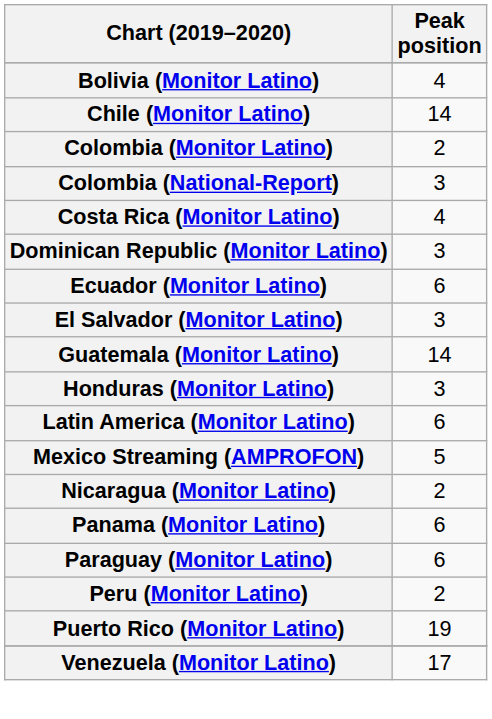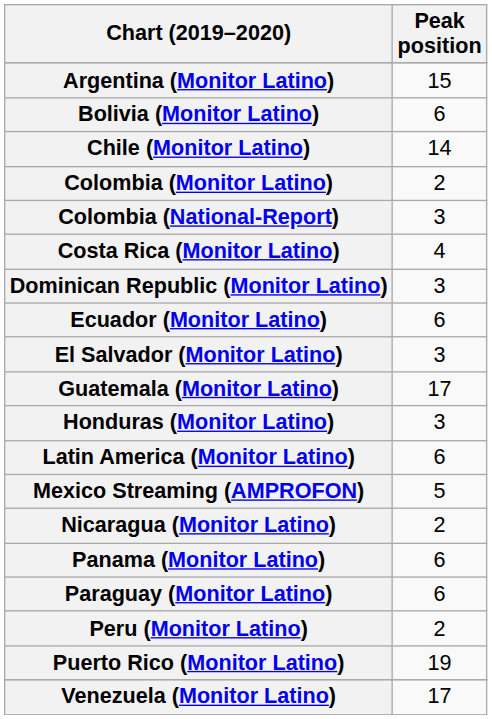+ row: (199, 80)
(440, 80) 4 -> (440, 114) 6
(440, 354) 14 -> (440, 388) 17
